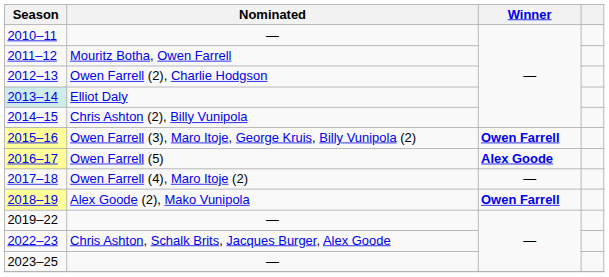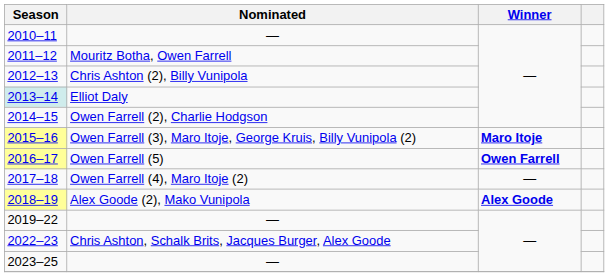(169, 76) Owen Farrell (2), Charlie Hodgson -> (159, 76) Chris Ashton (2), Billy Vunipola
(159, 117) Chris Ashton (2), Billy Vunipola -> (169, 117) Owen Farrell (2), Charlie Hodgson
(520, 138) Owen Farrell -> (512, 138) Maro Itoje
(517, 158) Alex Goode -> (520, 158) Owen Farrell
(520, 199) Owen Farrell -> (517, 199) Alex Goode
